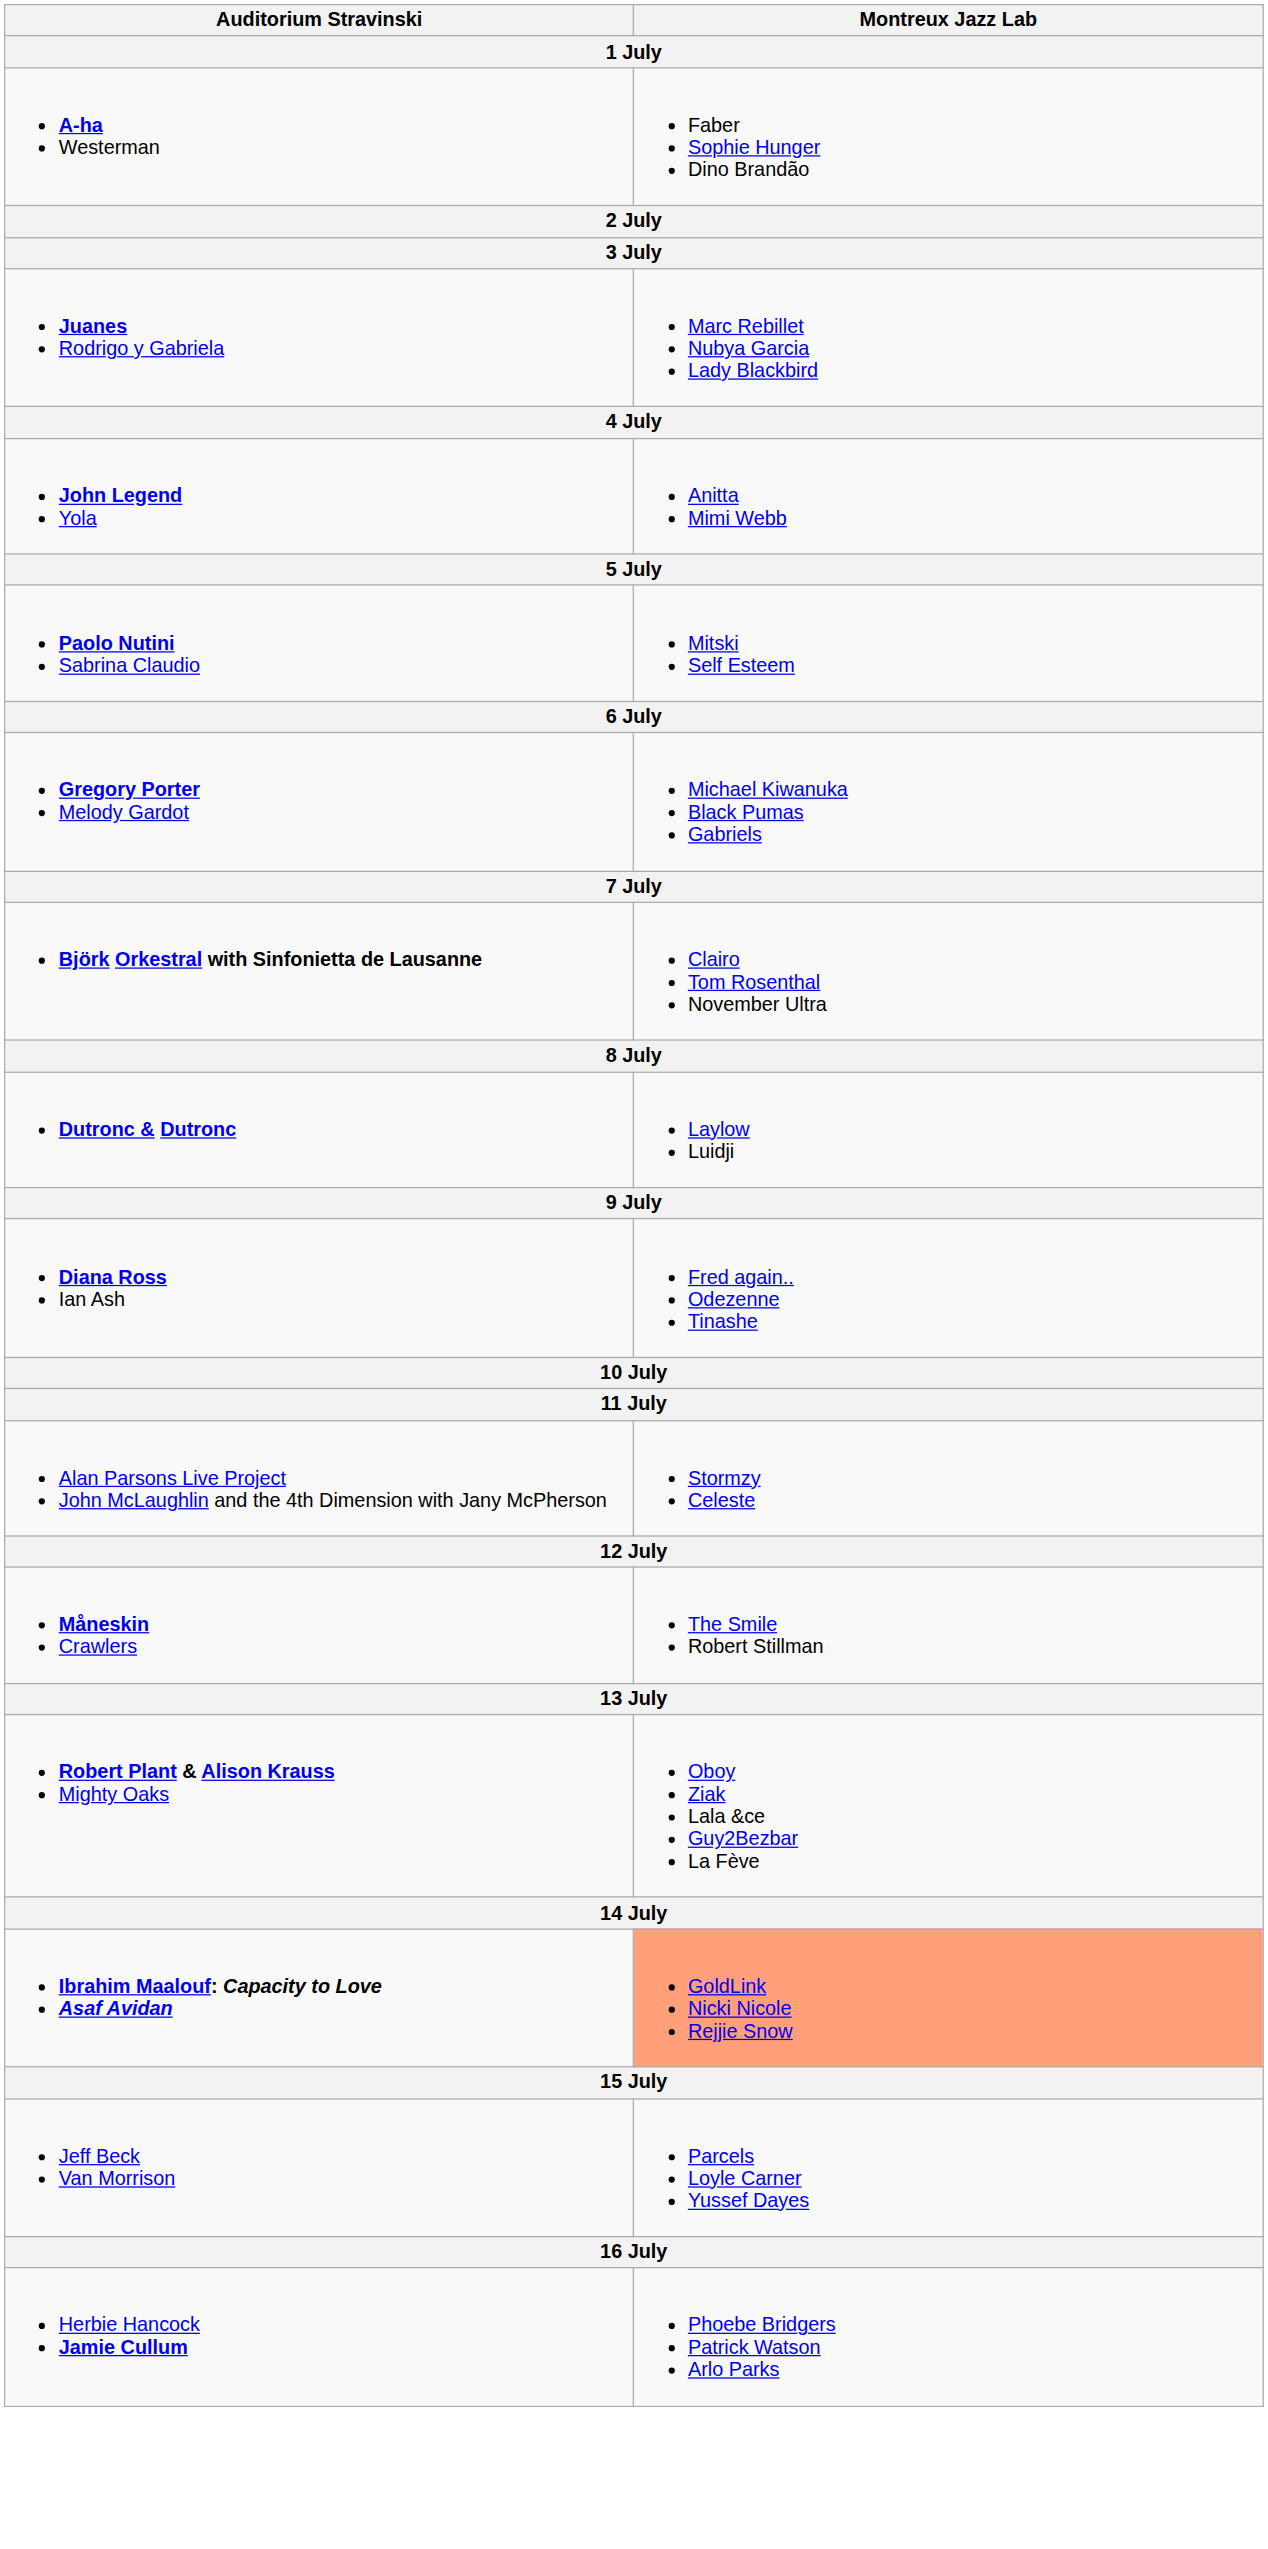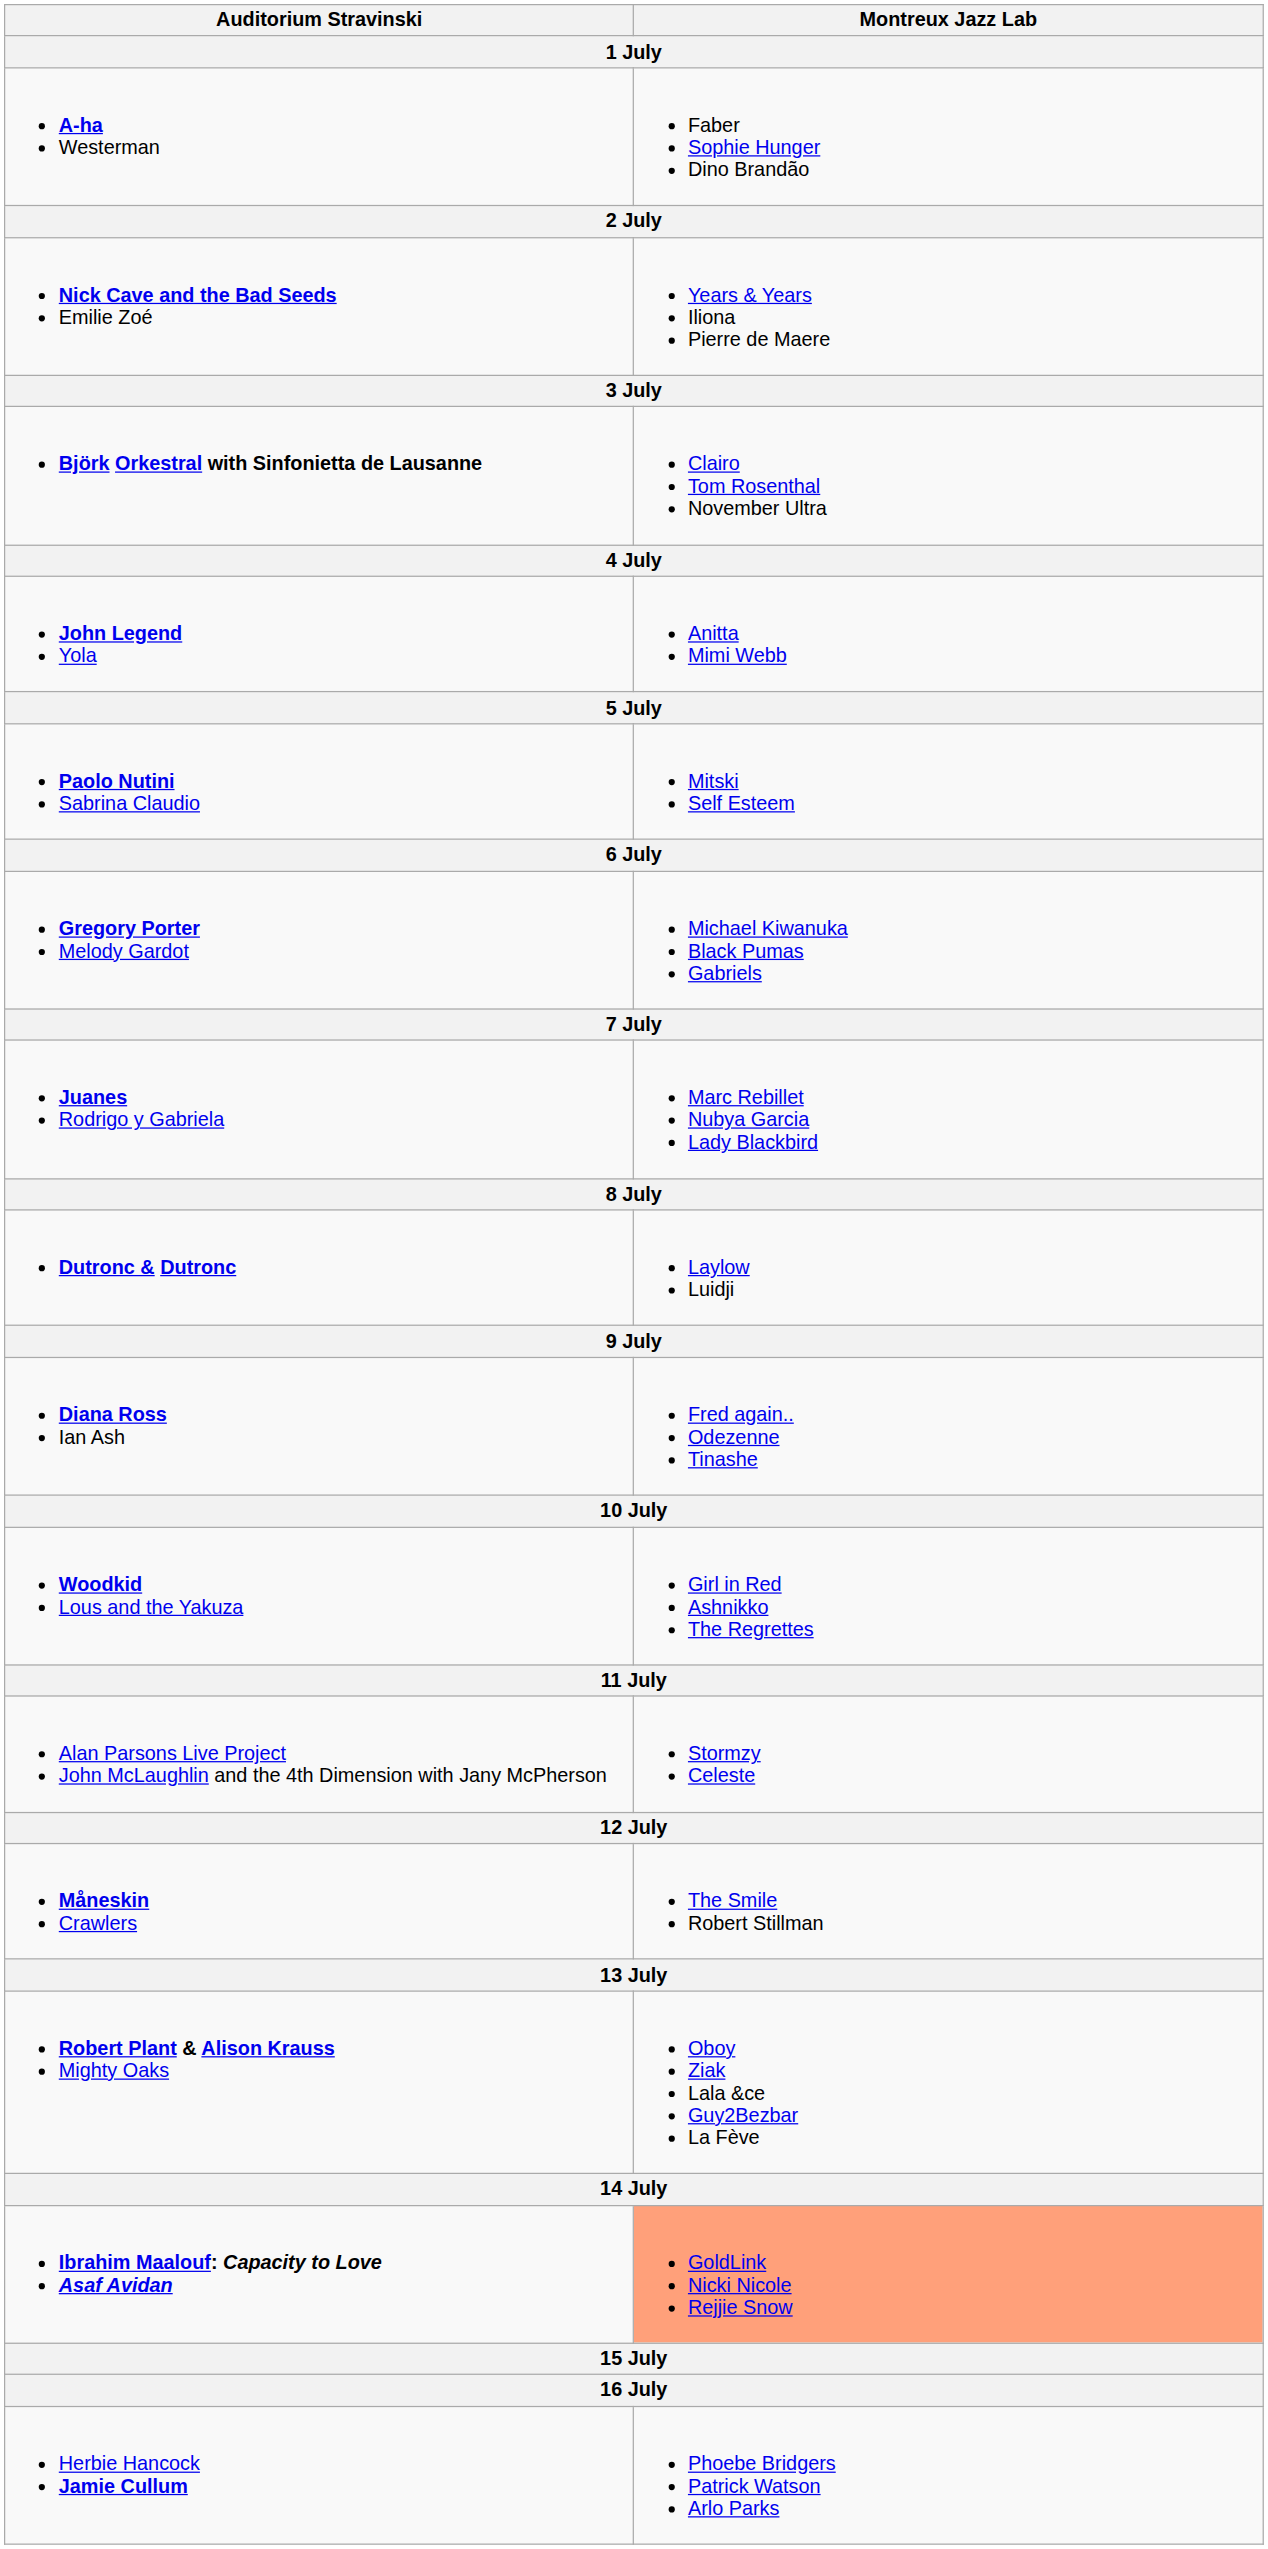+ row: (319, 306)
rows swapped: (319, 960) <-> (319, 338)
+ row: (319, 1596)
- row: (319, 2167)
